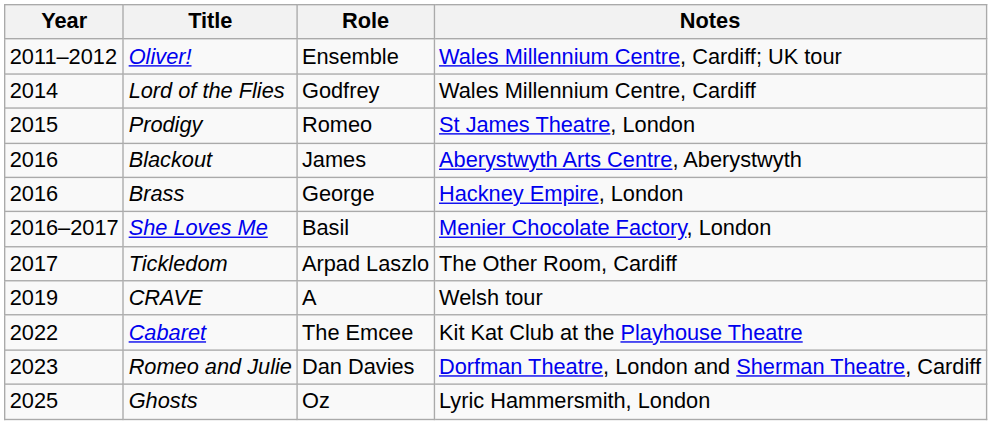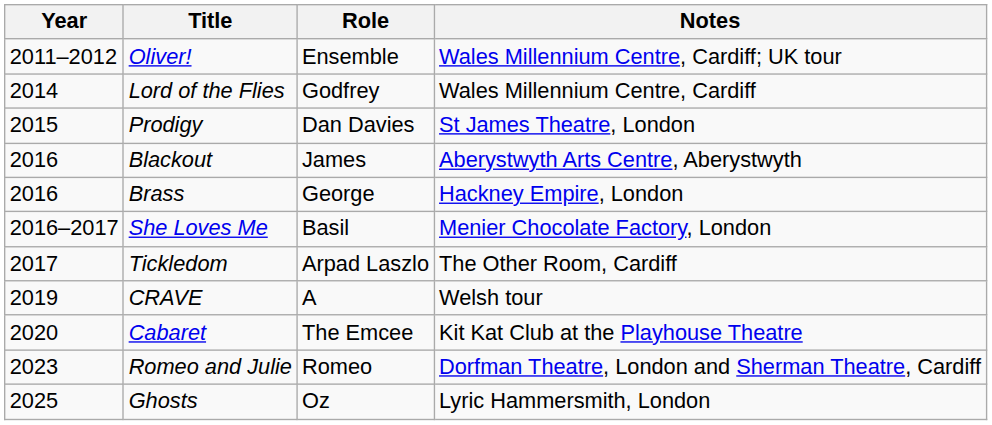(337, 125) Romeo -> (358, 125) Dan Davies
(34, 332) 2022 -> (34, 332) 2020
(358, 366) Dan Davies -> (337, 366) Romeo
